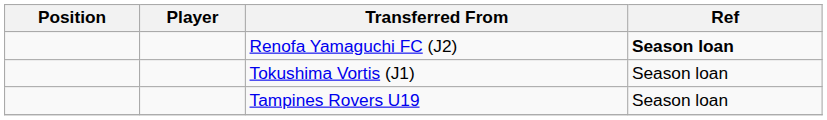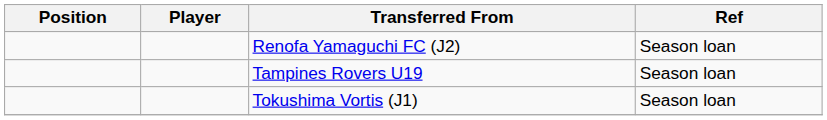(683, 45) bold -> (688, 45) normal
rows swapped: (335, 100) <-> (332, 73)
